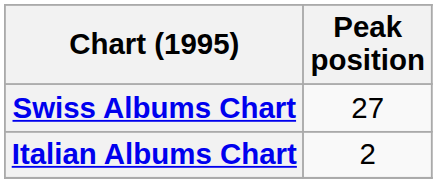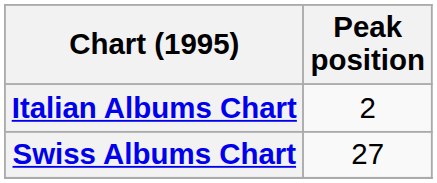rows swapped: (154, 154) <-> (154, 107)
